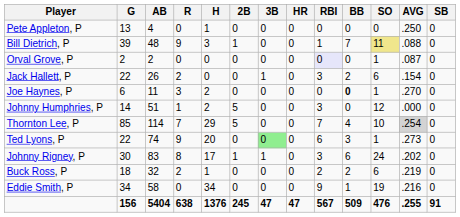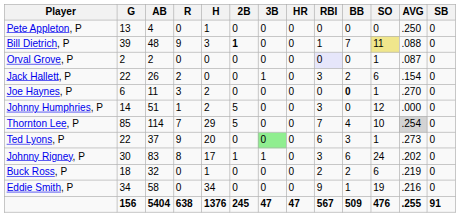(235, 44) normal -> (235, 44) bold
(153, 140) 74 -> (153, 140) 37
(179, 172) 2 -> (179, 172) 0
